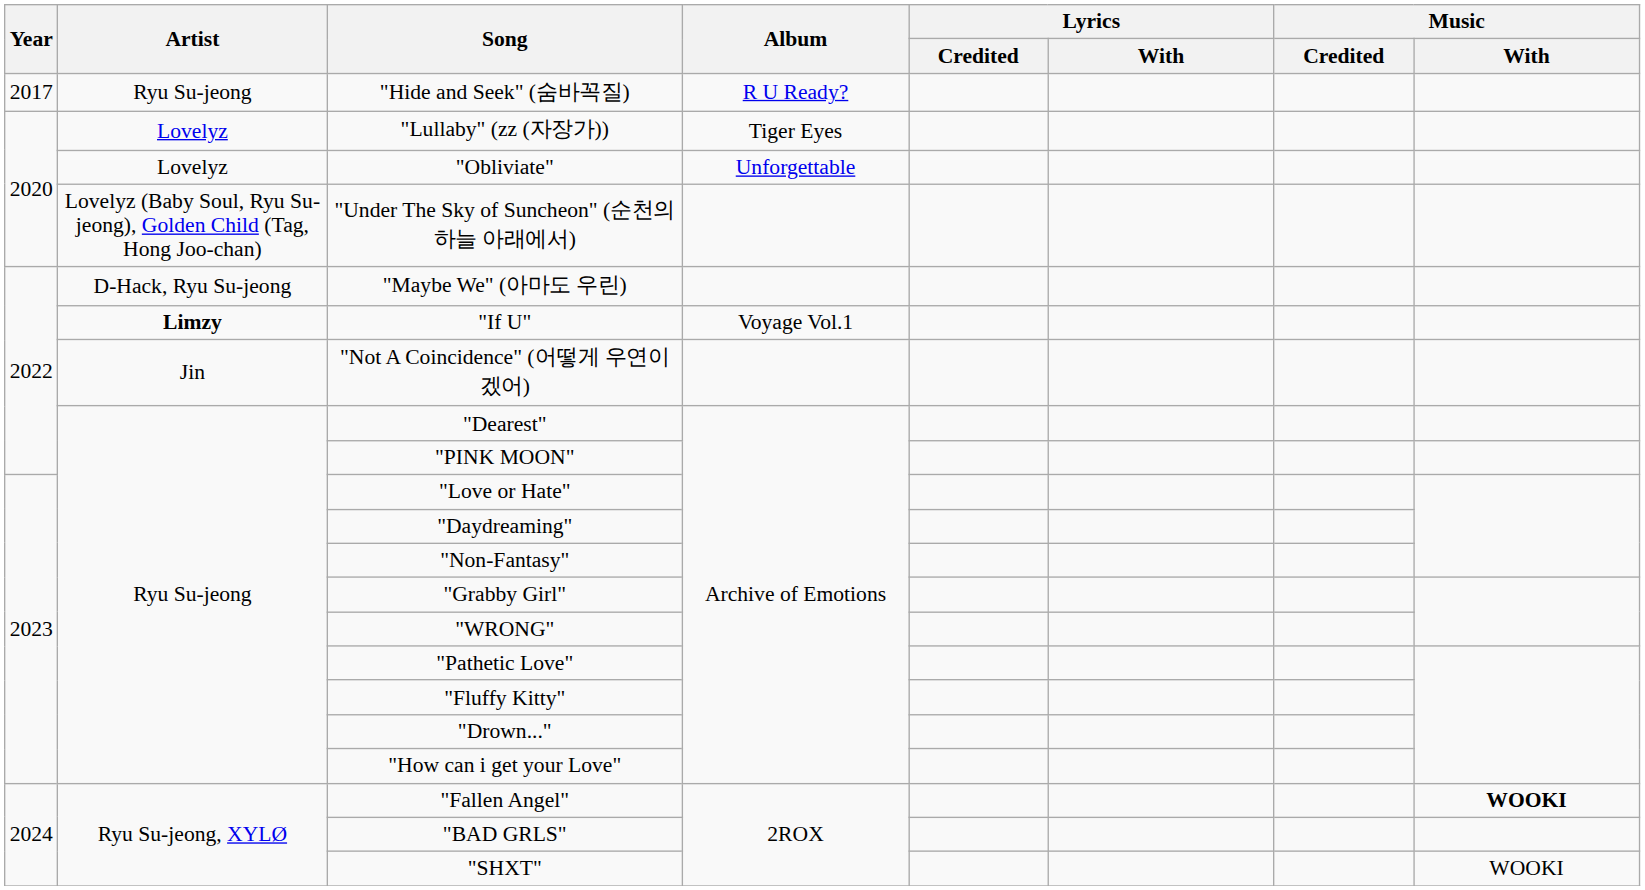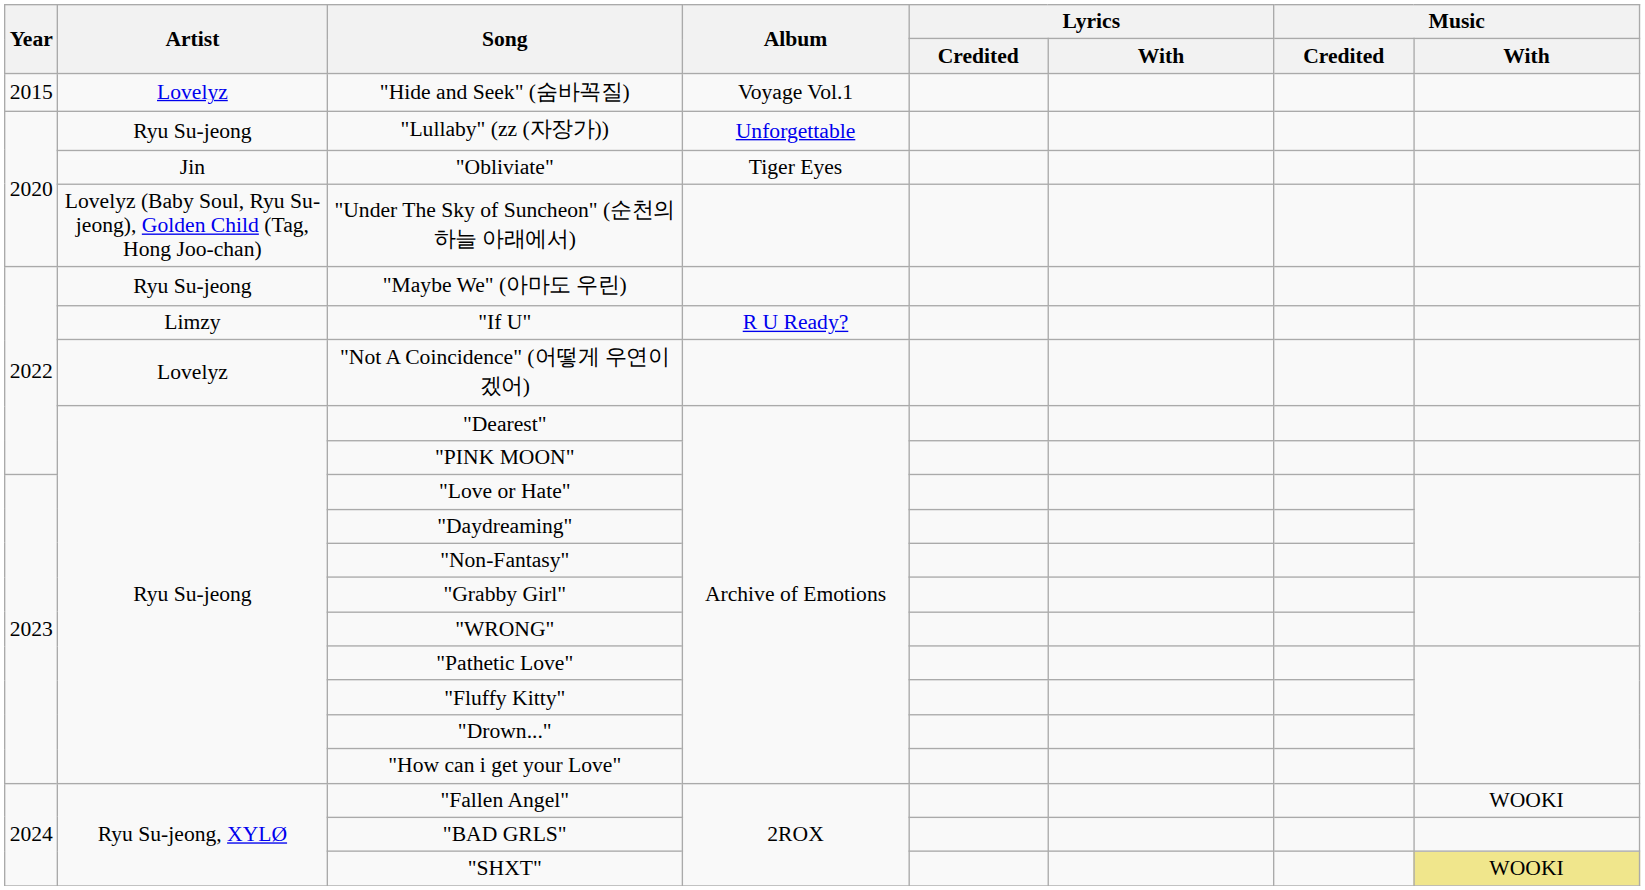(31, 92) 2017 -> (31, 92) 2015
(192, 92) Ryu Su-jeong -> (192, 92) Lovelyz
(796, 92) R U Ready? -> (796, 92) Voyage Vol.1
(192, 130) Lovelyz -> (192, 130) Ryu Su-jeong
(796, 130) Tiger Eyes -> (796, 130) Unforgettable
(192, 166) Lovelyz -> (192, 166) Jin
(796, 166) Unforgettable -> (796, 166) Tiger Eyes
(192, 285) D-Hack, Ryu Su-jeong -> (192, 285) Ryu Su-jeong
(192, 322) bold -> (192, 322) normal
(796, 322) Voyage Vol.1 -> (796, 322) R U Ready?
(192, 372) Jin -> (192, 372) Lovelyz
(1527, 799) bold -> (1527, 799) normal
(1527, 868) no background -> (1527, 868) khaki background
